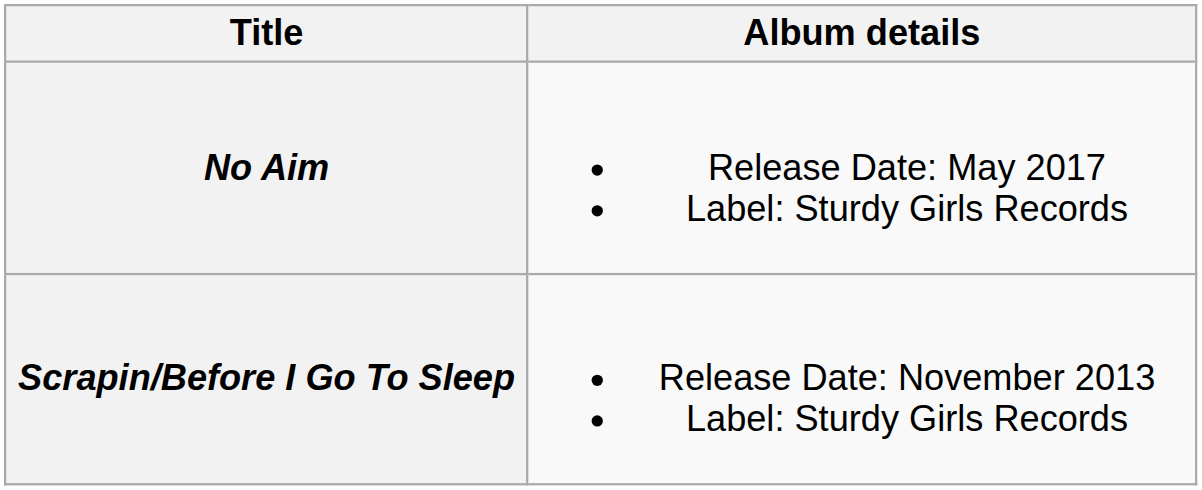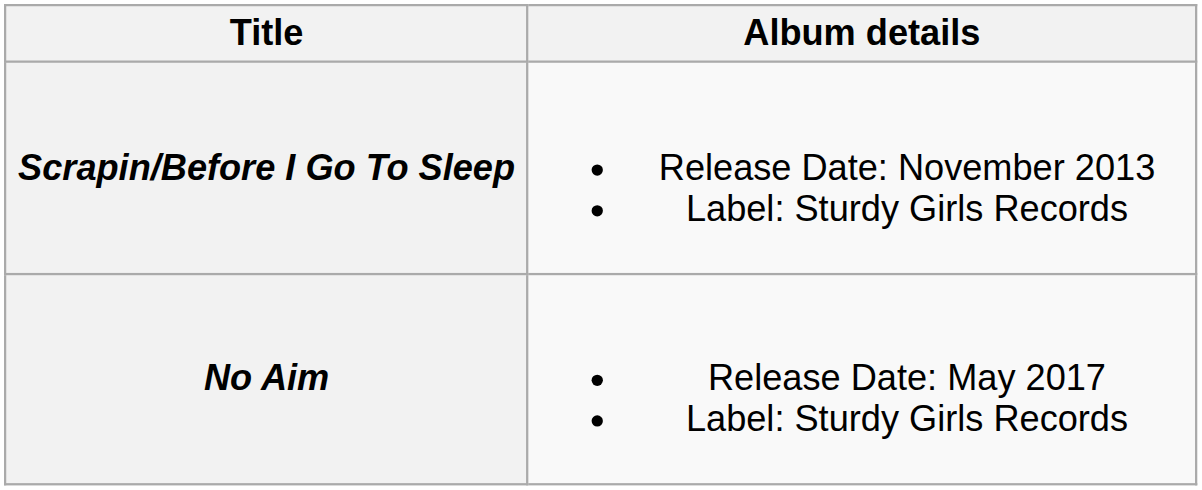rows swapped: (267, 378) <-> (267, 167)
